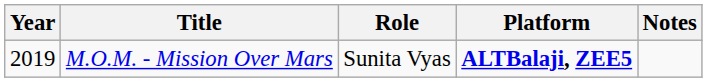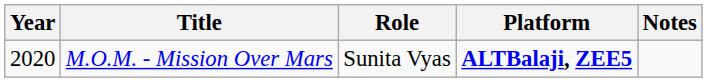(33, 58) 2019 -> (33, 58) 2020
